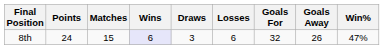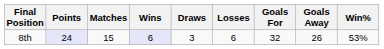(67, 37) no background -> (67, 37) lavender background
(358, 37) 47% -> (358, 37) 53%
